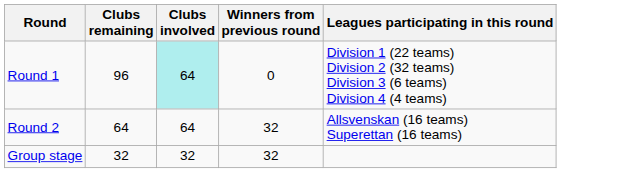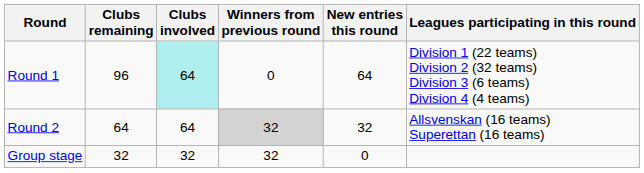+ column: (365, 22)
(271, 127) no background -> (271, 127) lightgrey background
